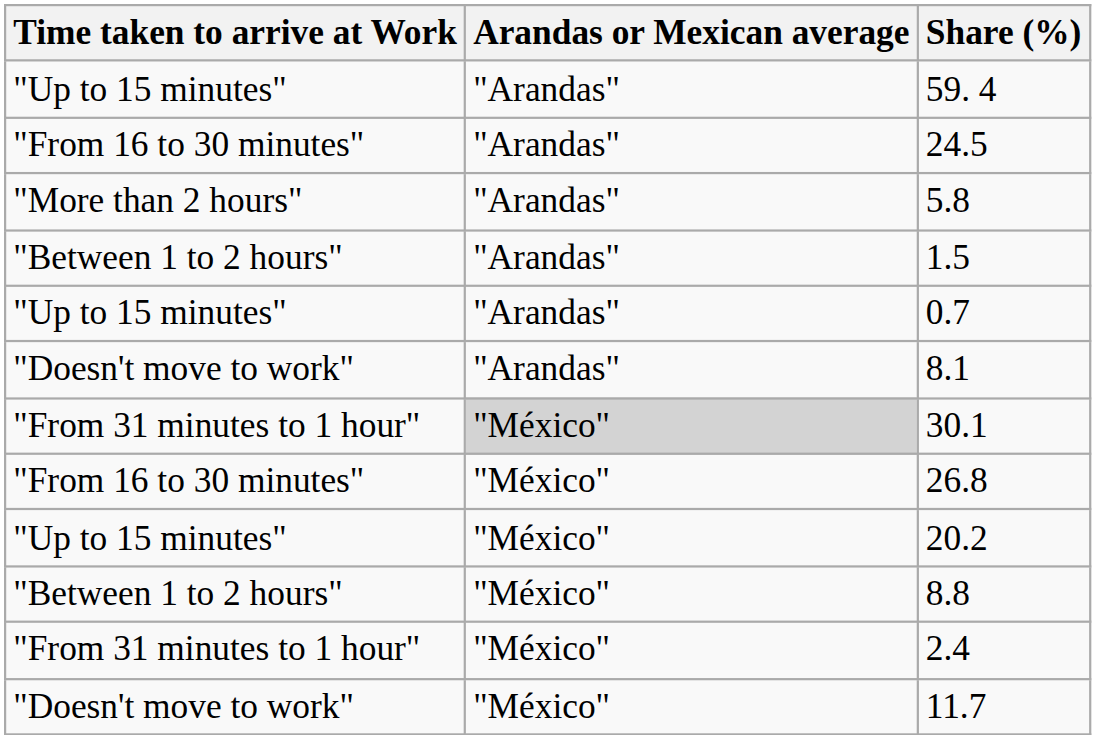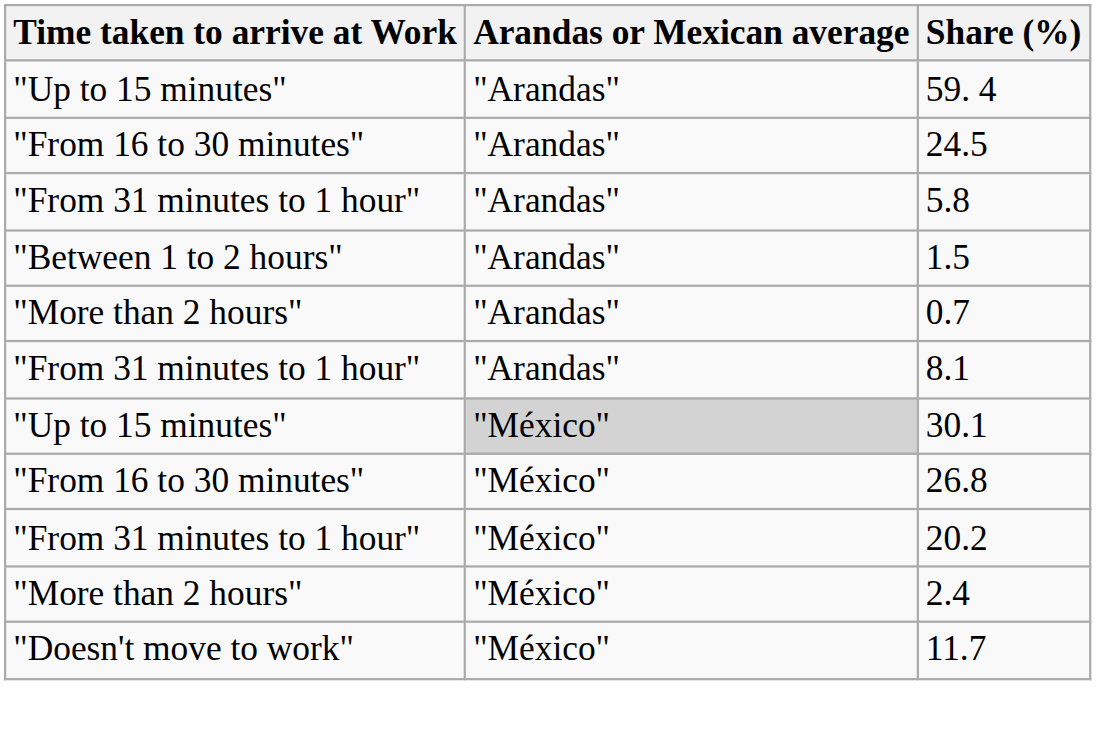(158, 200) "More than 2 hours" -> (217, 200) "From 31 minutes to 1 hour"
(150, 312) "Up to 15 minutes" -> (158, 312) "More than 2 hours"
(184, 369) "Doesn't move to work" -> (217, 369) "From 31 minutes to 1 hour"
(217, 425) "From 31 minutes to 1 hour" -> (150, 425) "Up to 15 minutes"
(150, 537) "Up to 15 minutes" -> (217, 537) "From 31 minutes to 1 hour"
- row: (948, 593)
(217, 649) "From 31 minutes to 1 hour" -> (158, 593) "More than 2 hours"
